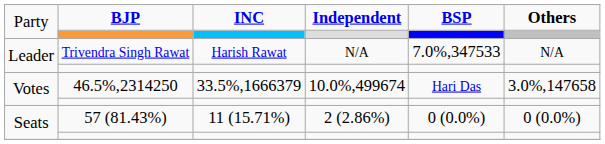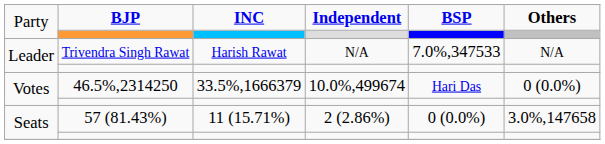(552, 85) 3.0%,147658 -> (552, 85) 0 (0.0%)
(552, 118) 0 (0.0%) -> (552, 118) 3.0%,147658
